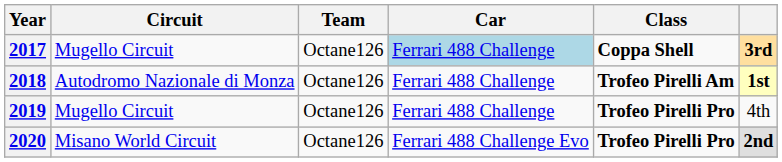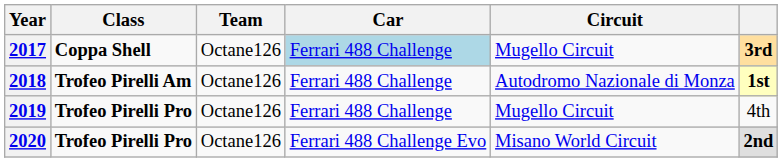columns swapped: (666, 19) <-> (175, 19)
